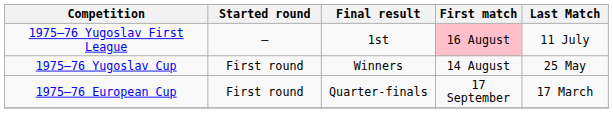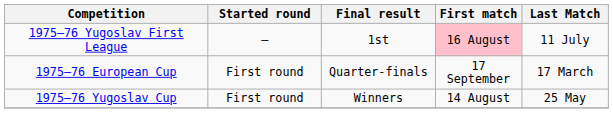rows swapped: (106, 66) <-> (106, 91)
